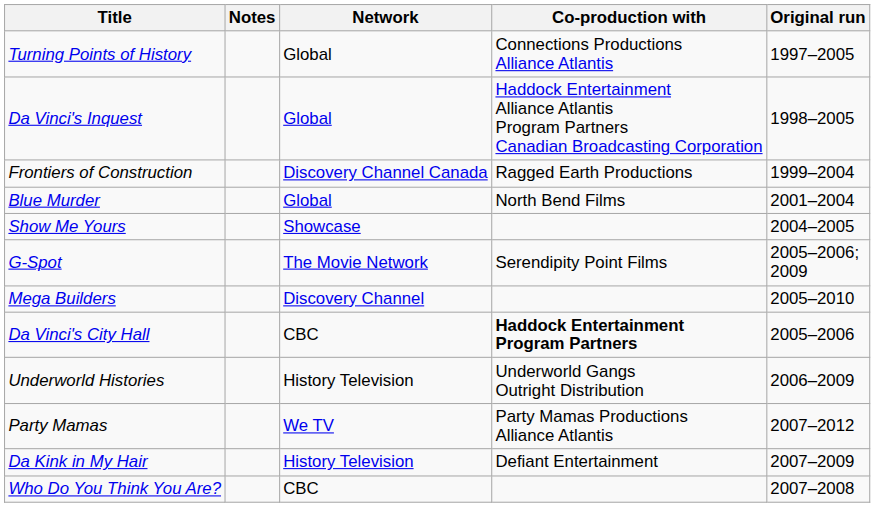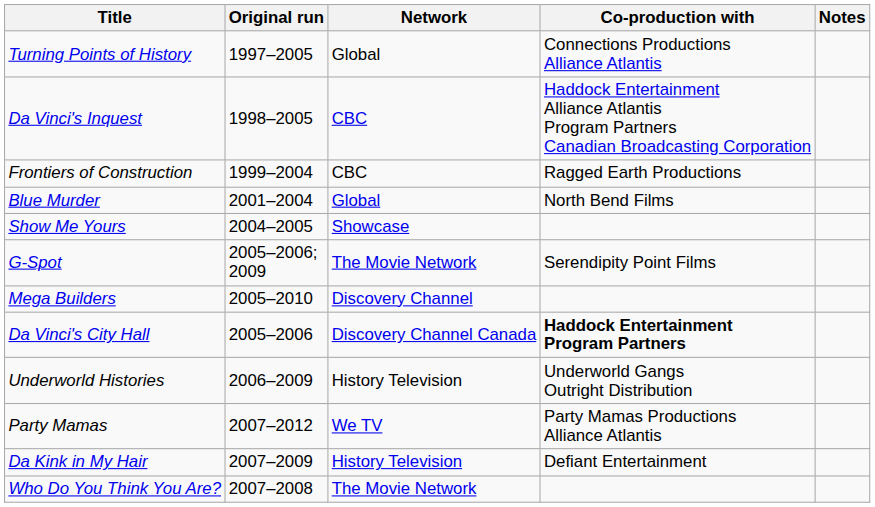columns swapped: (818, 17) <-> (252, 17)
(307, 118) Global -> (349, 118) CBC
(385, 173) Discovery Channel Canada -> (349, 173) CBC
(301, 334) CBC -> (434, 334) Discovery Channel Canada
(301, 488) CBC -> (404, 488) The Movie Network
